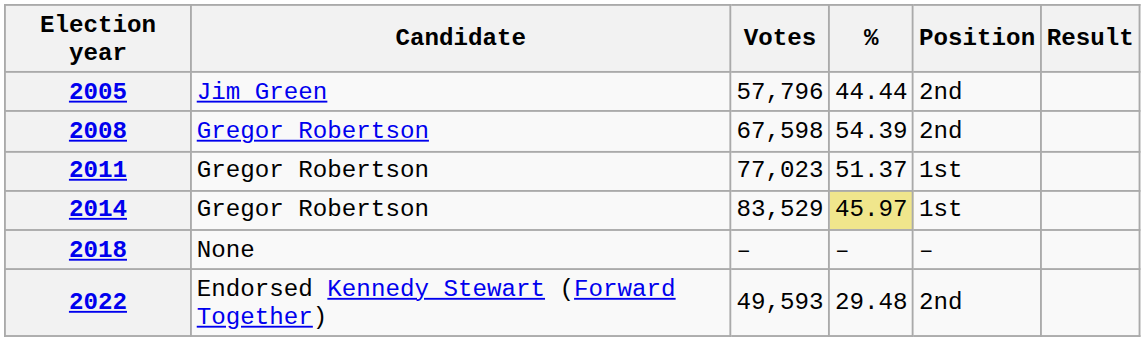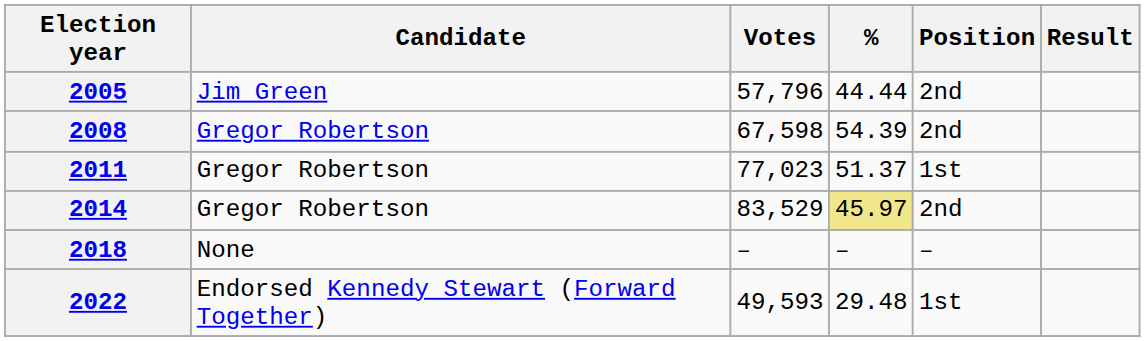(941, 210) 1st -> (941, 210) 2nd
(941, 303) 2nd -> (941, 303) 1st
